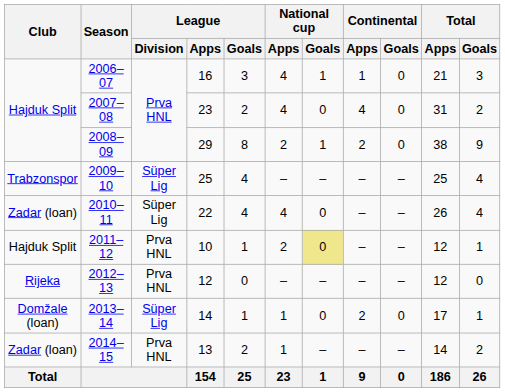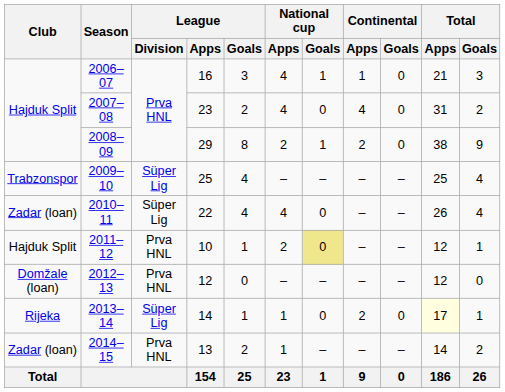(43, 281) Rijeka -> (43, 281) Domžale (loan)
(43, 315) Domžale (loan) -> (43, 315) Rijeka
(440, 315) no background -> (440, 315) lightyellow background
